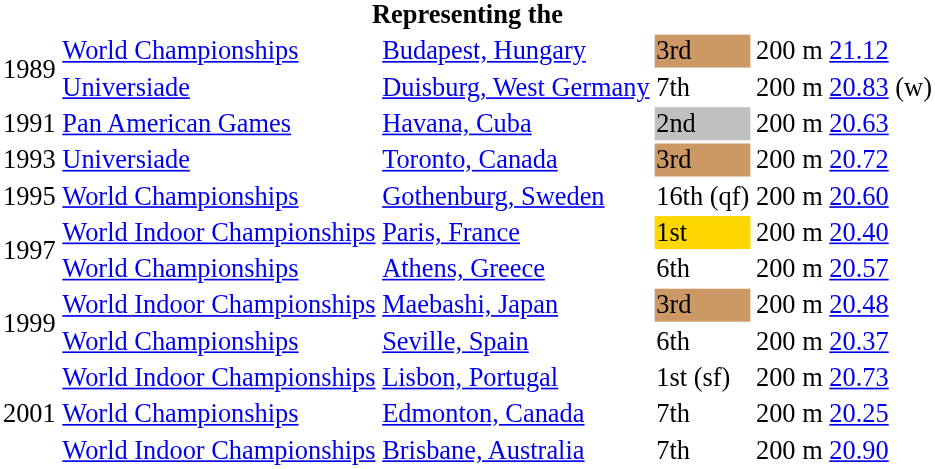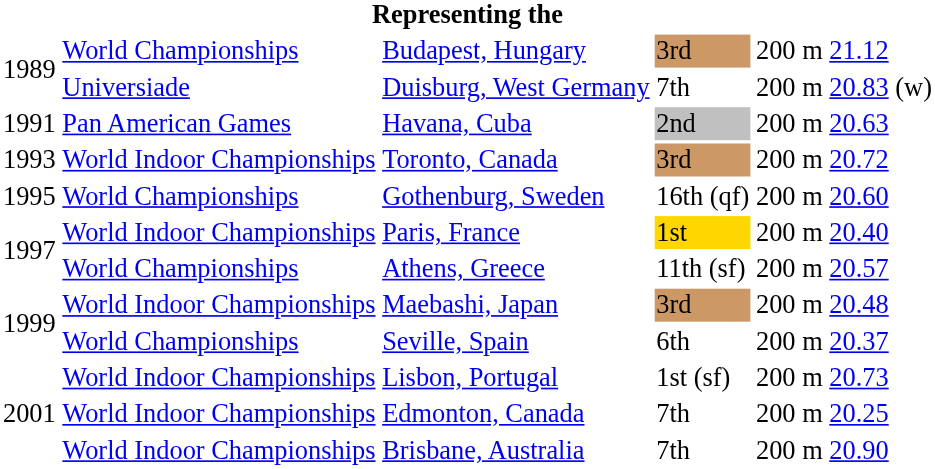(126, 159) Universiade -> (219, 159) World Indoor Championships
(673, 268) 6th -> (701, 268) 11th (sf)
(180, 413) World Championships -> (219, 413) World Indoor Championships
